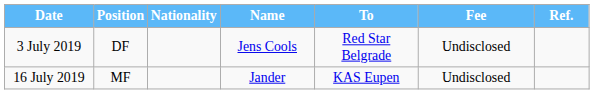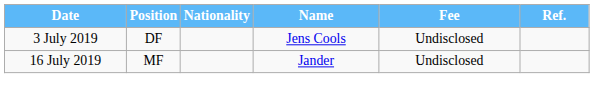- column: (366, 16)
